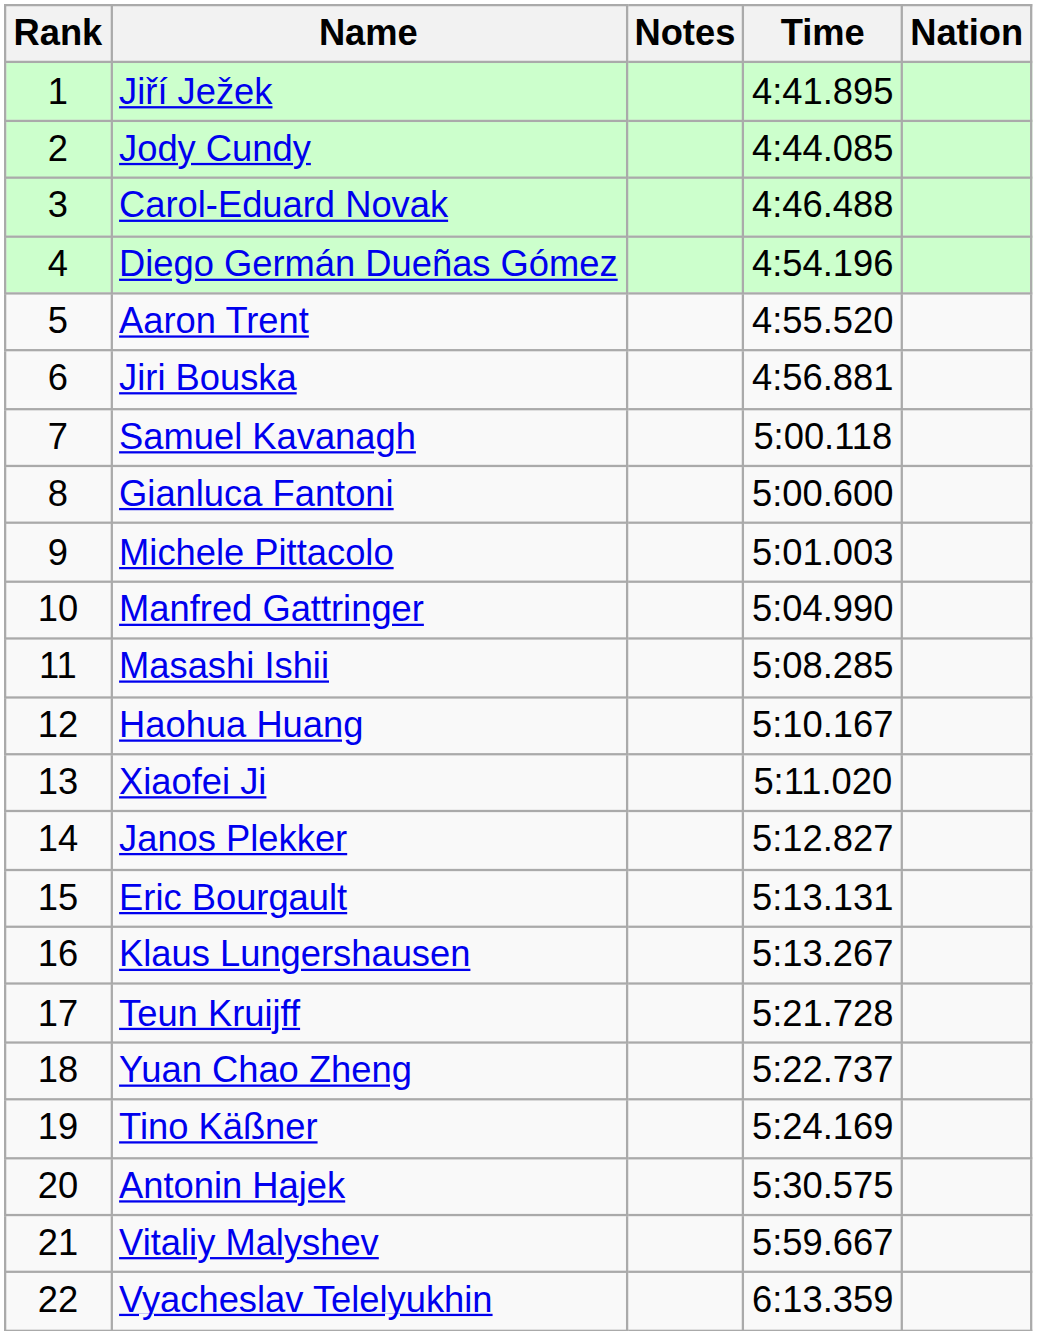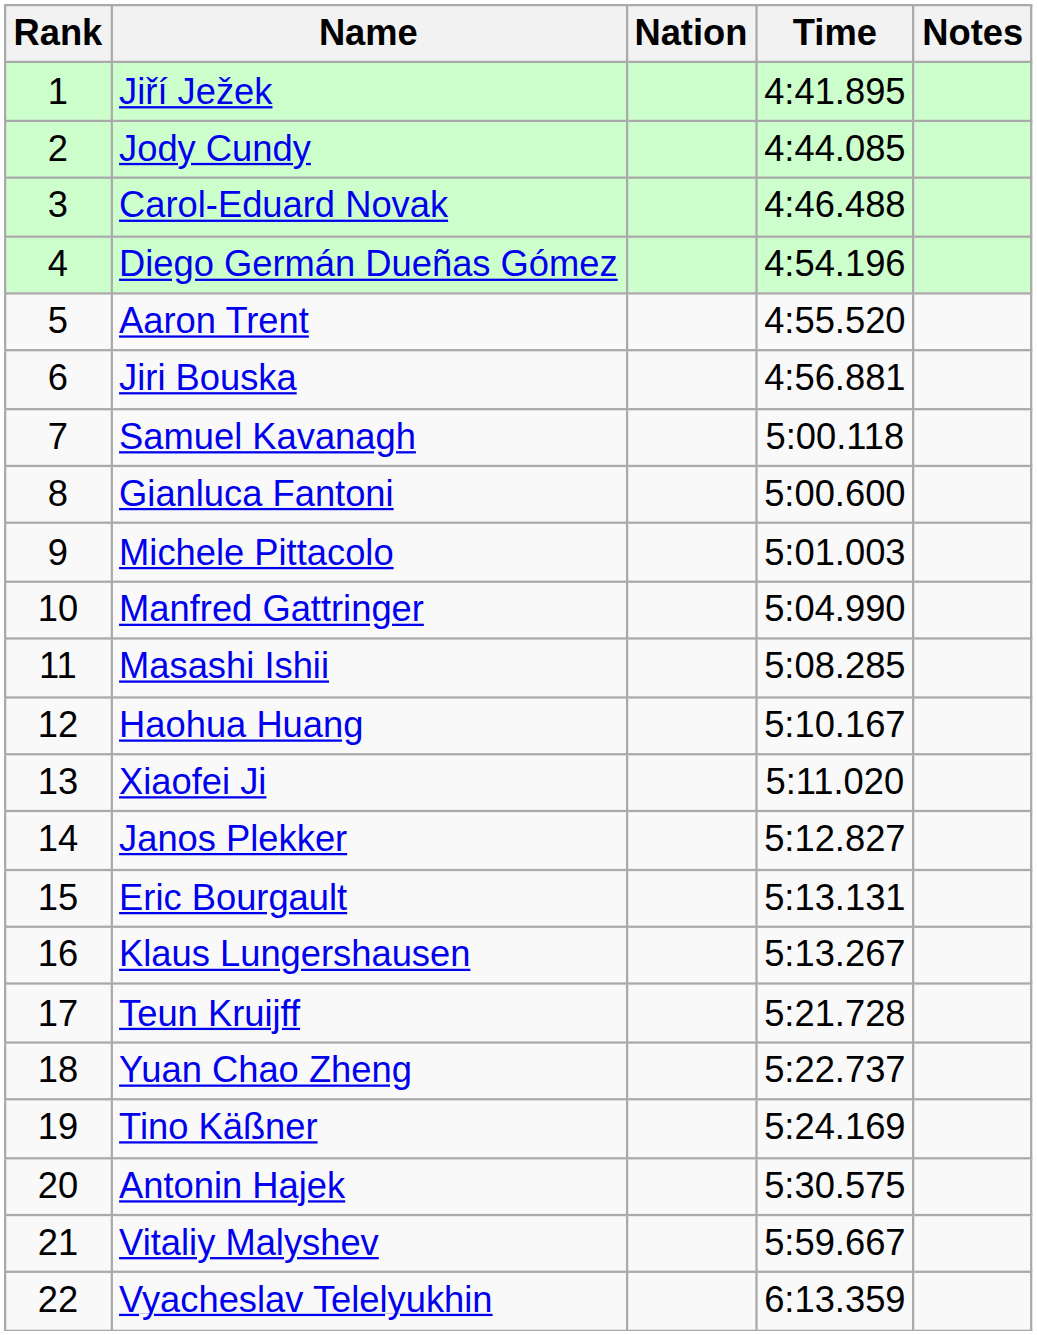columns swapped: (967, 33) <-> (685, 33)
